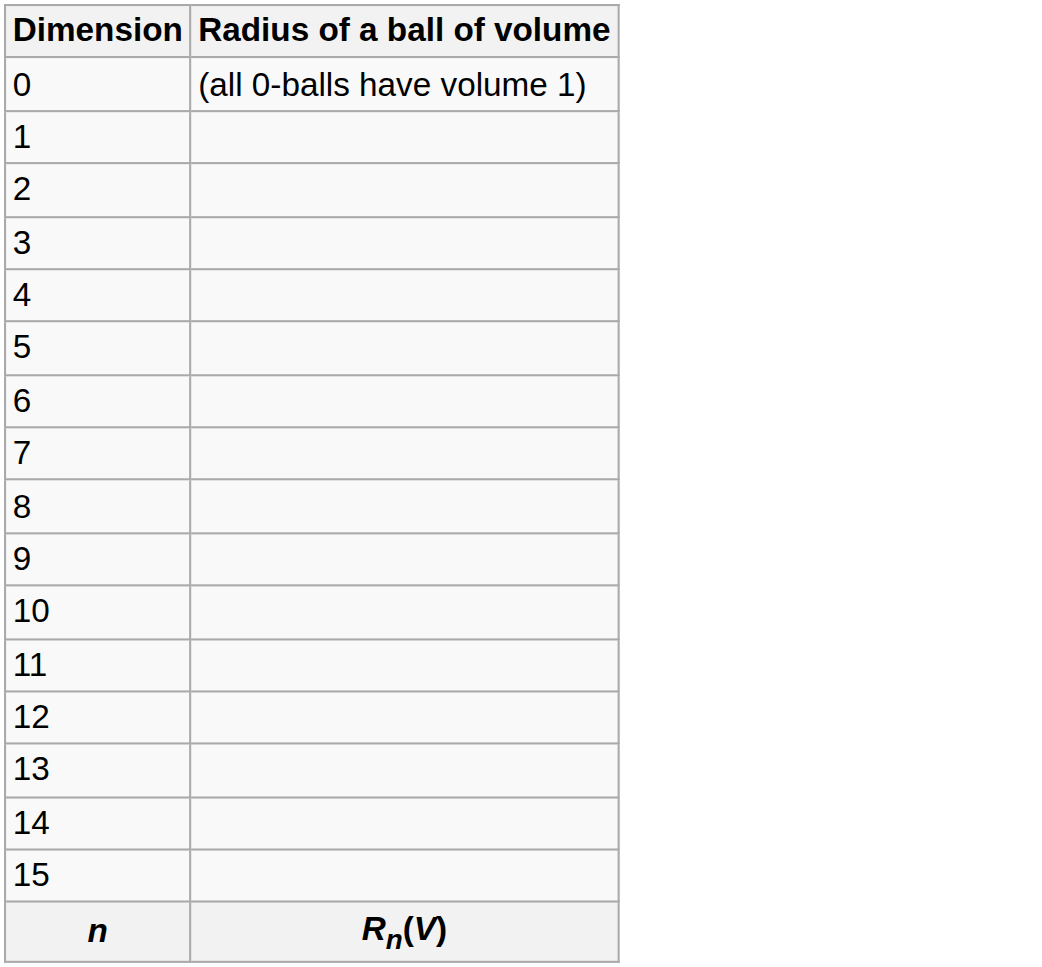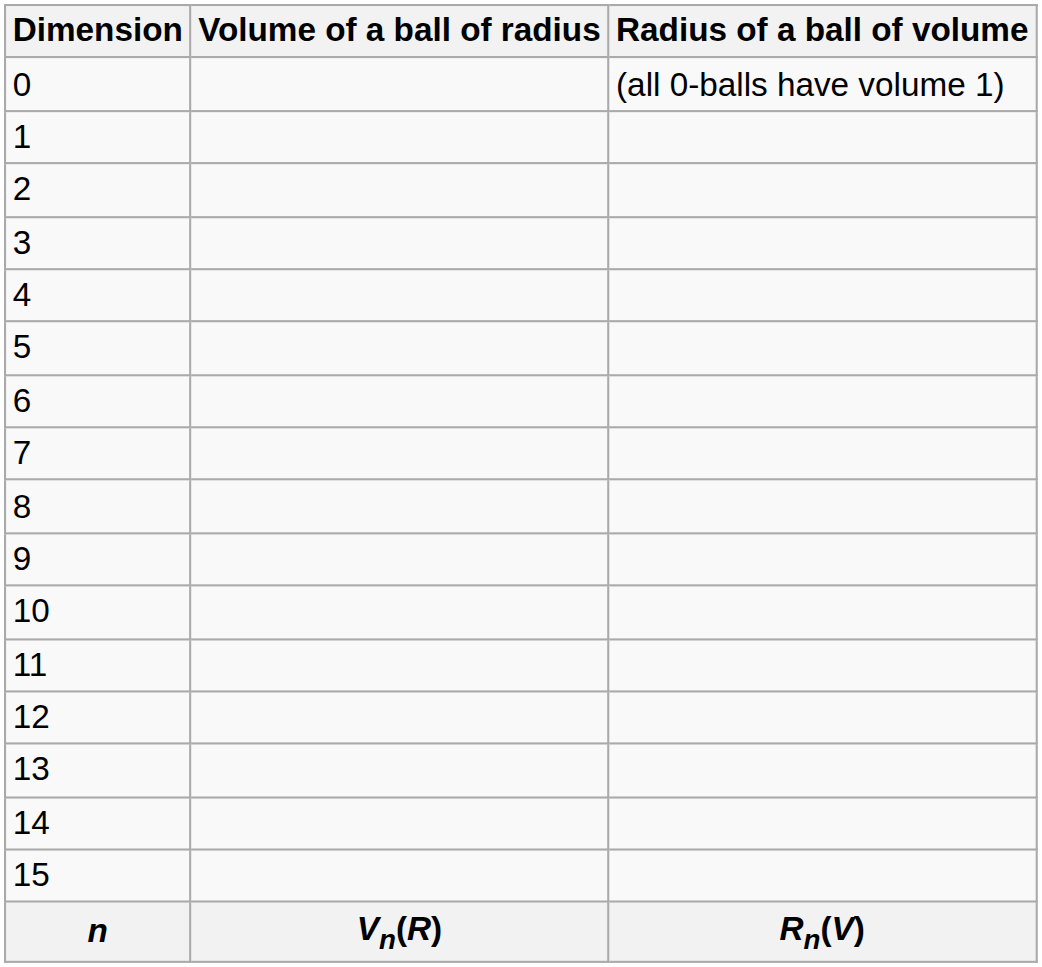+ column: (399, 30)
